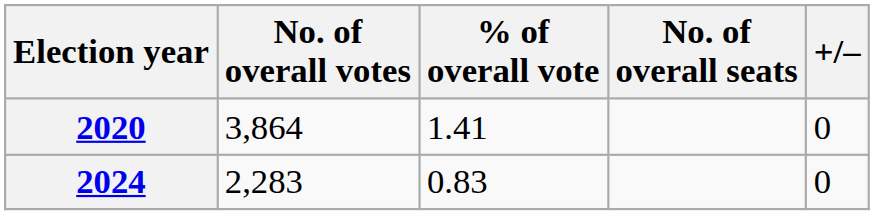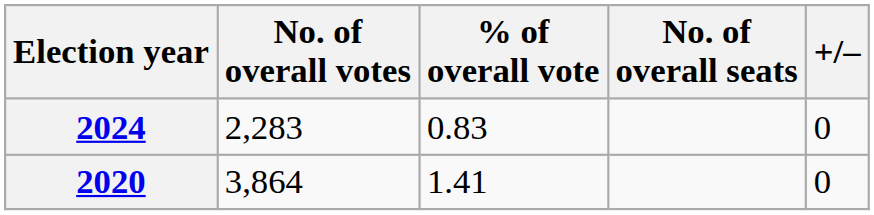rows swapped: (111, 126) <-> (111, 181)
